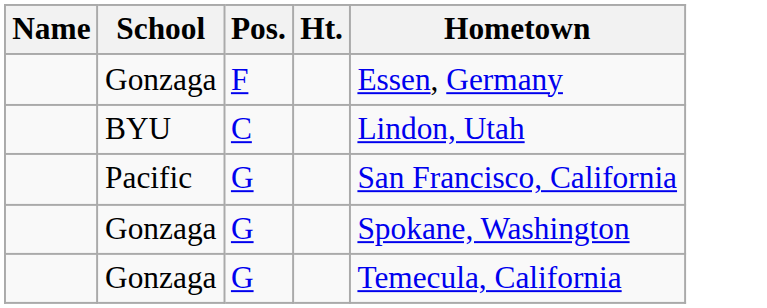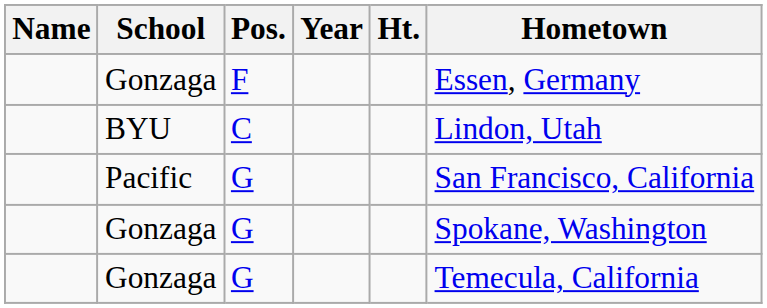+ column: (332, 29)
